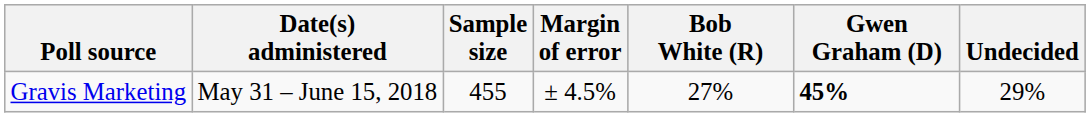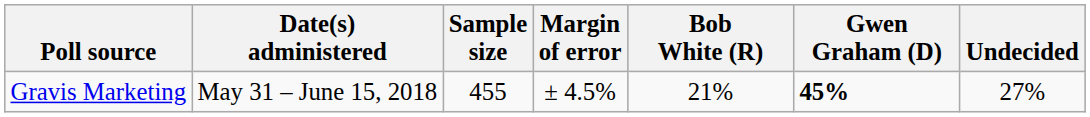(710, 91) 27% -> (710, 91) 21%
(1022, 91) 29% -> (1022, 91) 27%
